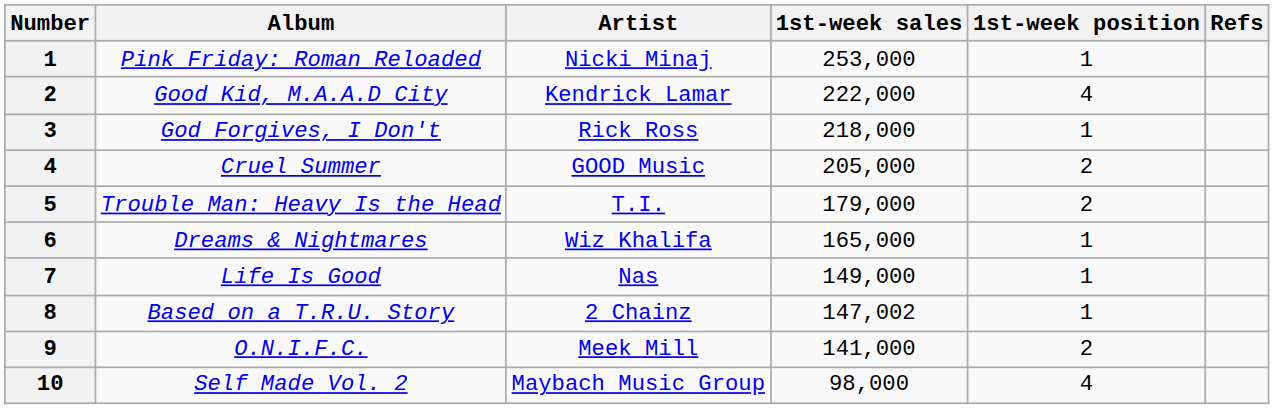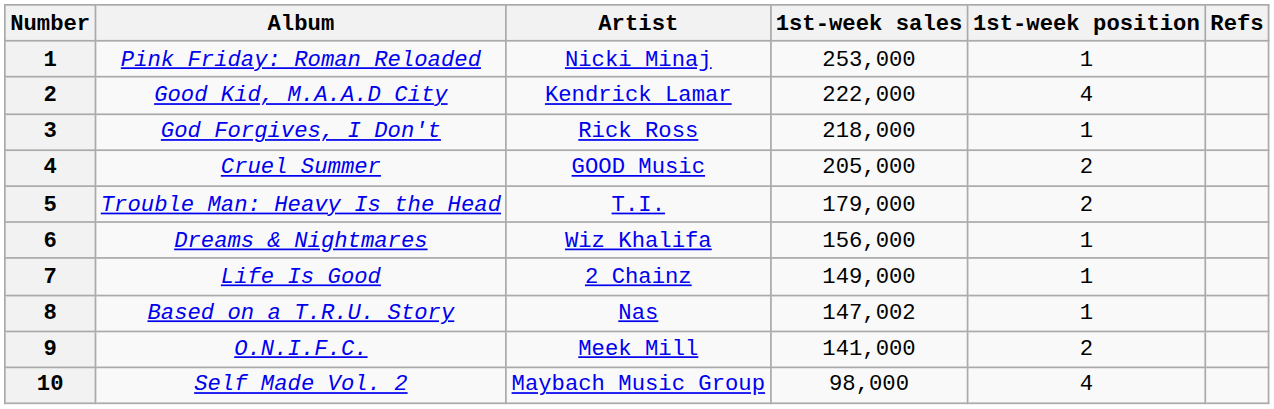(869, 240) 165,000 -> (869, 240) 156,000
(638, 277) Nas -> (638, 277) 2 Chainz
(638, 313) 2 Chainz -> (638, 313) Nas
